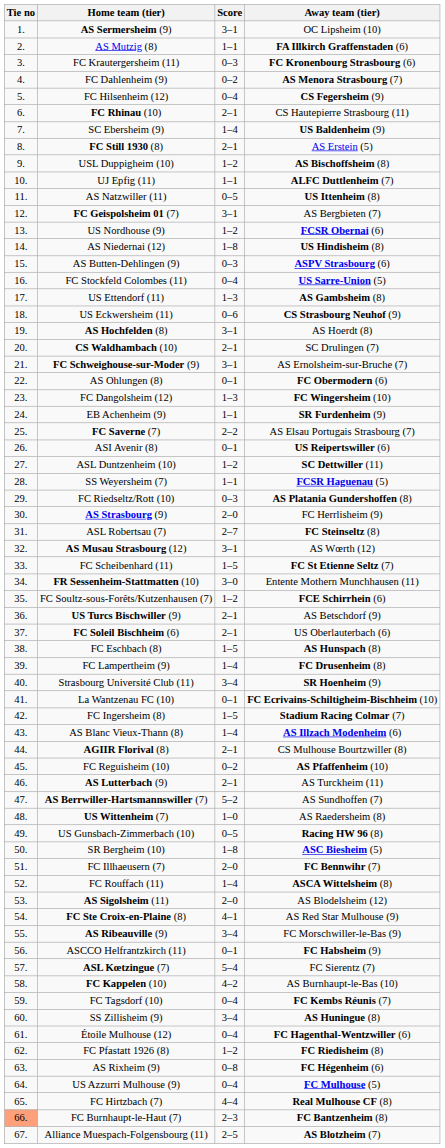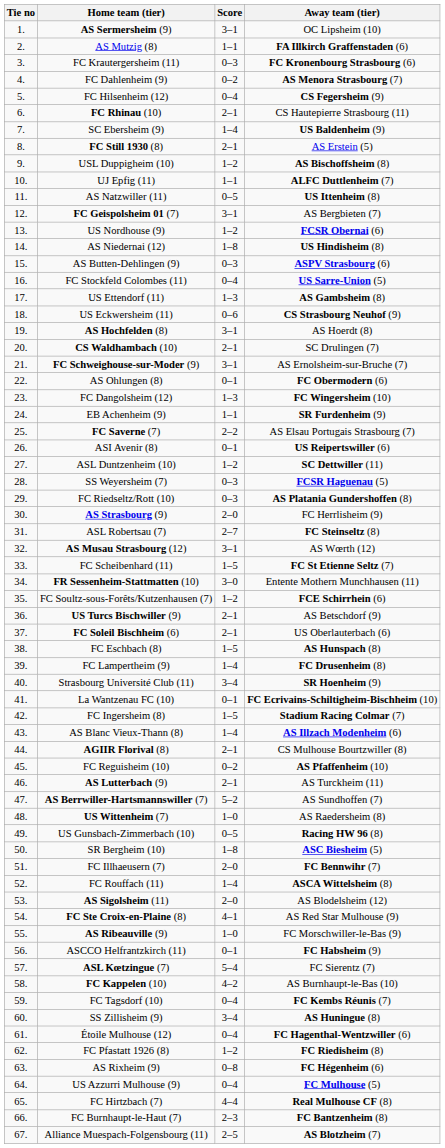(230, 481) 1–1 -> (230, 481) 0–3
(230, 933) 3–4 -> (230, 933) 1–0
(21, 1118) lightsalmon background -> (21, 1118) no background
